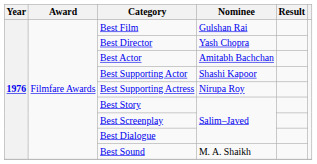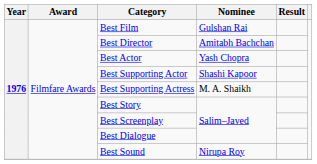(224, 43) Yash Chopra -> (236, 43) Amitabh Bachchan
(236, 58) Amitabh Bachchan -> (224, 58) Yash Chopra
(222, 89) Nirupa Roy -> (225, 89) M. A. Shaikh
(225, 151) M. A. Shaikh -> (222, 151) Nirupa Roy
